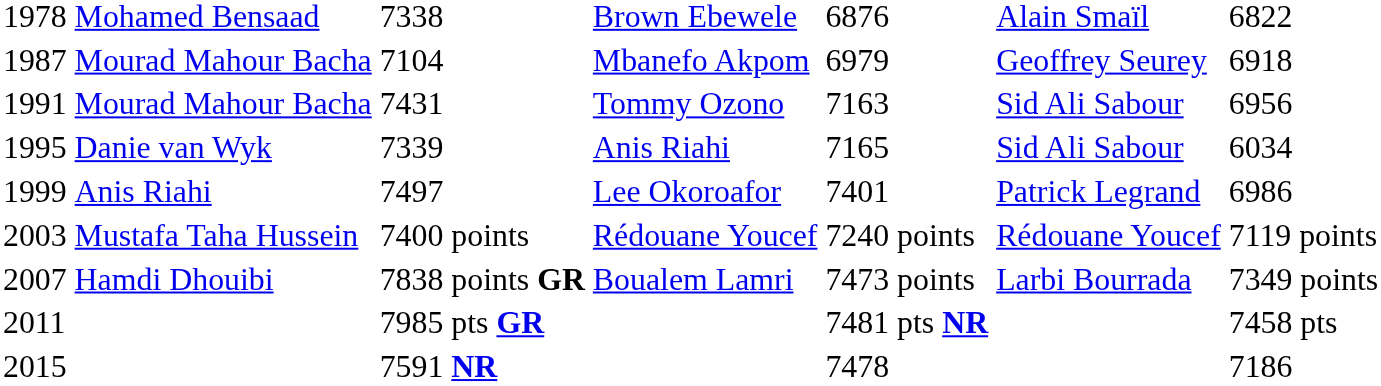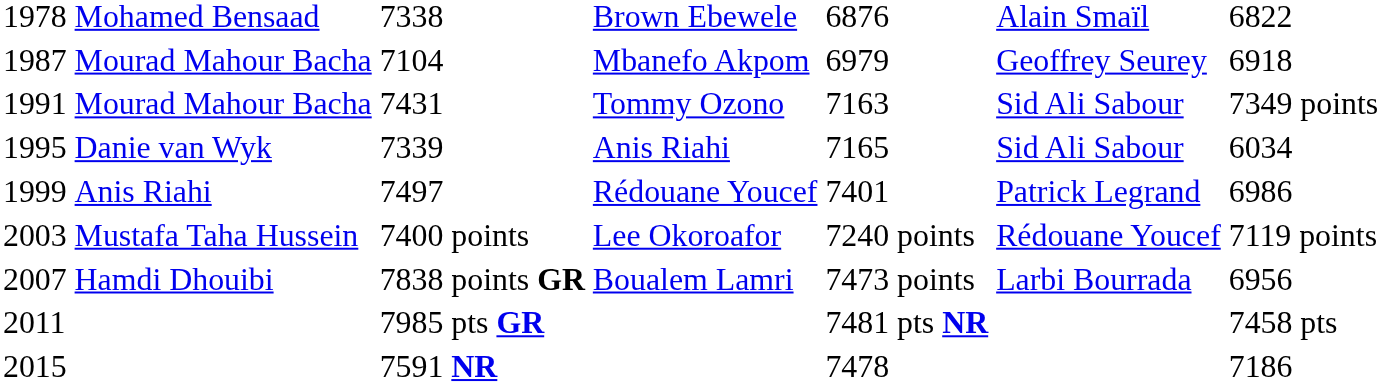(1261, 103) 6956 -> (1303, 103) 7349 points
(687, 191) Lee Okoroafor -> (705, 191) Rédouane Youcef
(705, 235) Rédouane Youcef -> (687, 235) Lee Okoroafor
(1303, 279) 7349 points -> (1261, 279) 6956
